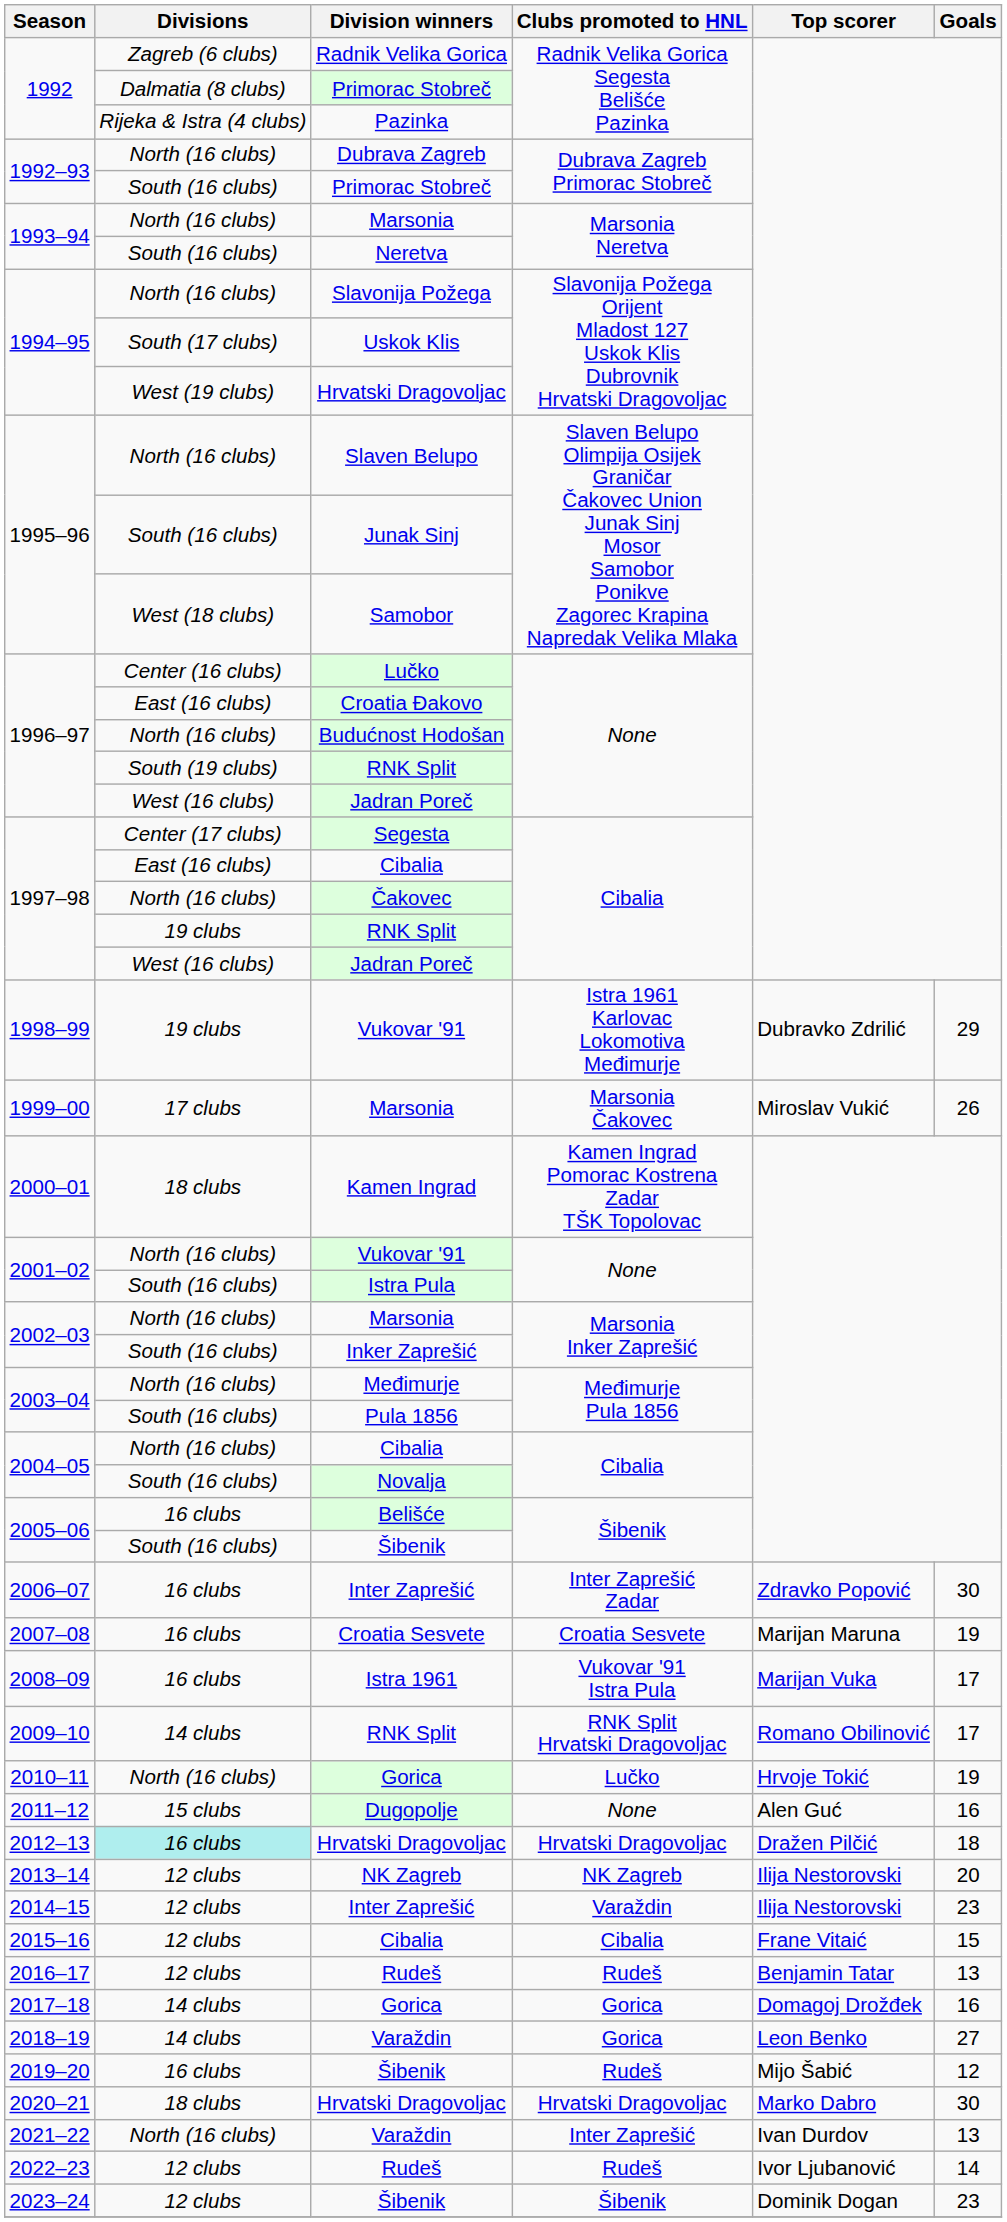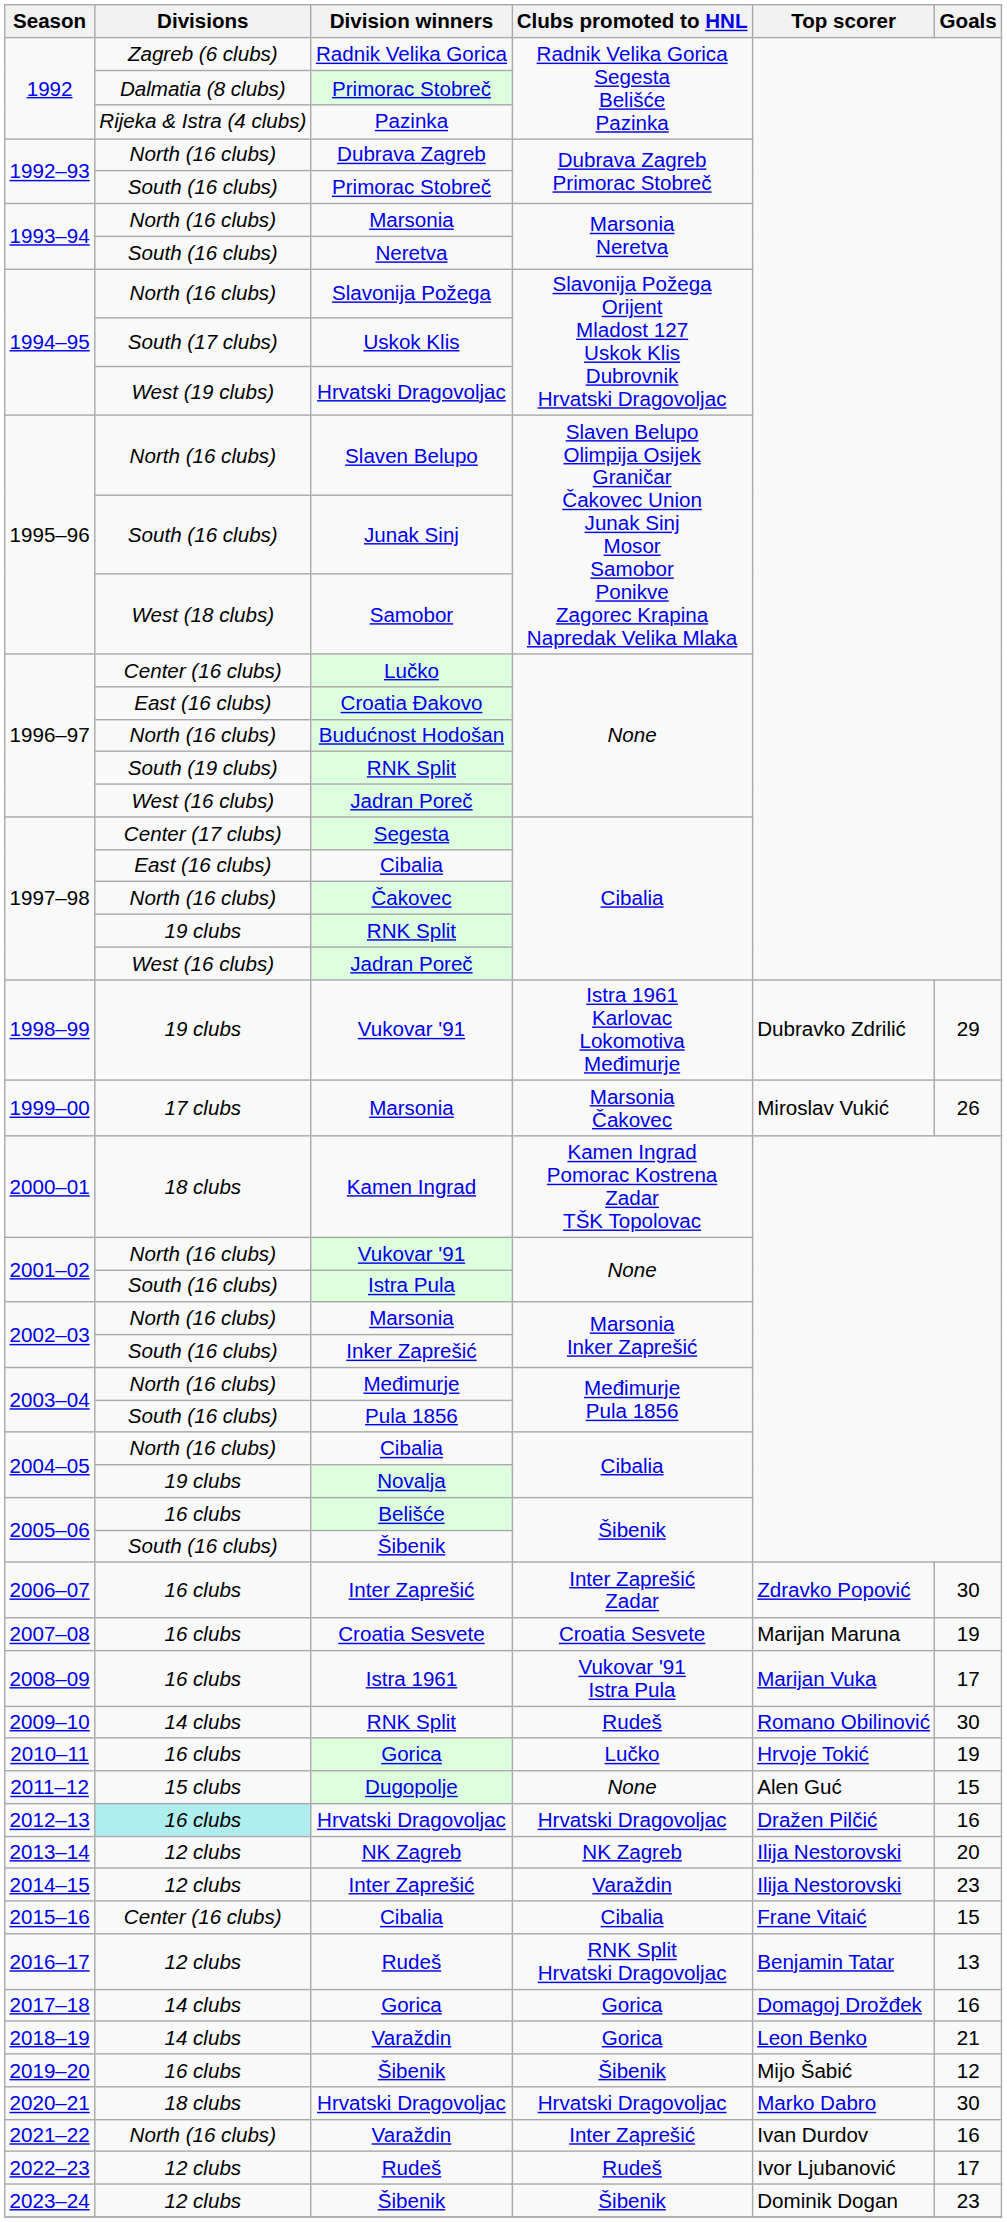(203, 1481) South (16 clubs) -> (203, 1481) 19 clubs
(632, 1734) RNK Split Hrvatski Dragovoljac -> (632, 1722) Rudeš
(968, 1734) 17 -> (968, 1722) 30
(203, 1778) North (16 clubs) -> (203, 1755) 16 clubs
(968, 1810) 16 -> (968, 1787) 15
(968, 1843) 18 -> (968, 1820) 16
(203, 1940) 12 clubs -> (203, 1918) Center (16 clubs)
(632, 1973) Rudeš -> (632, 1962) RNK Split Hrvatski Dragovoljac
(968, 2038) 27 -> (968, 2038) 21
(632, 2071) Rudeš -> (632, 2071) Šibenik
(968, 2136) 13 -> (968, 2136) 16
(968, 2168) 14 -> (968, 2168) 17
